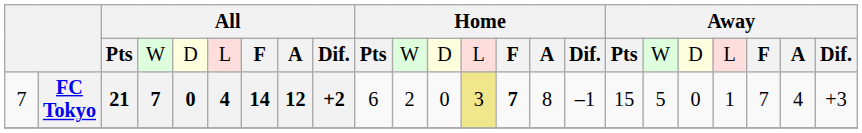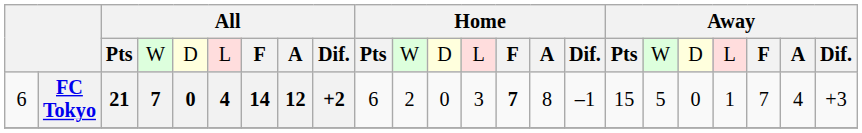(21, 99) 7 -> (21, 99) 6
(479, 99) khaki background -> (479, 99) no background
